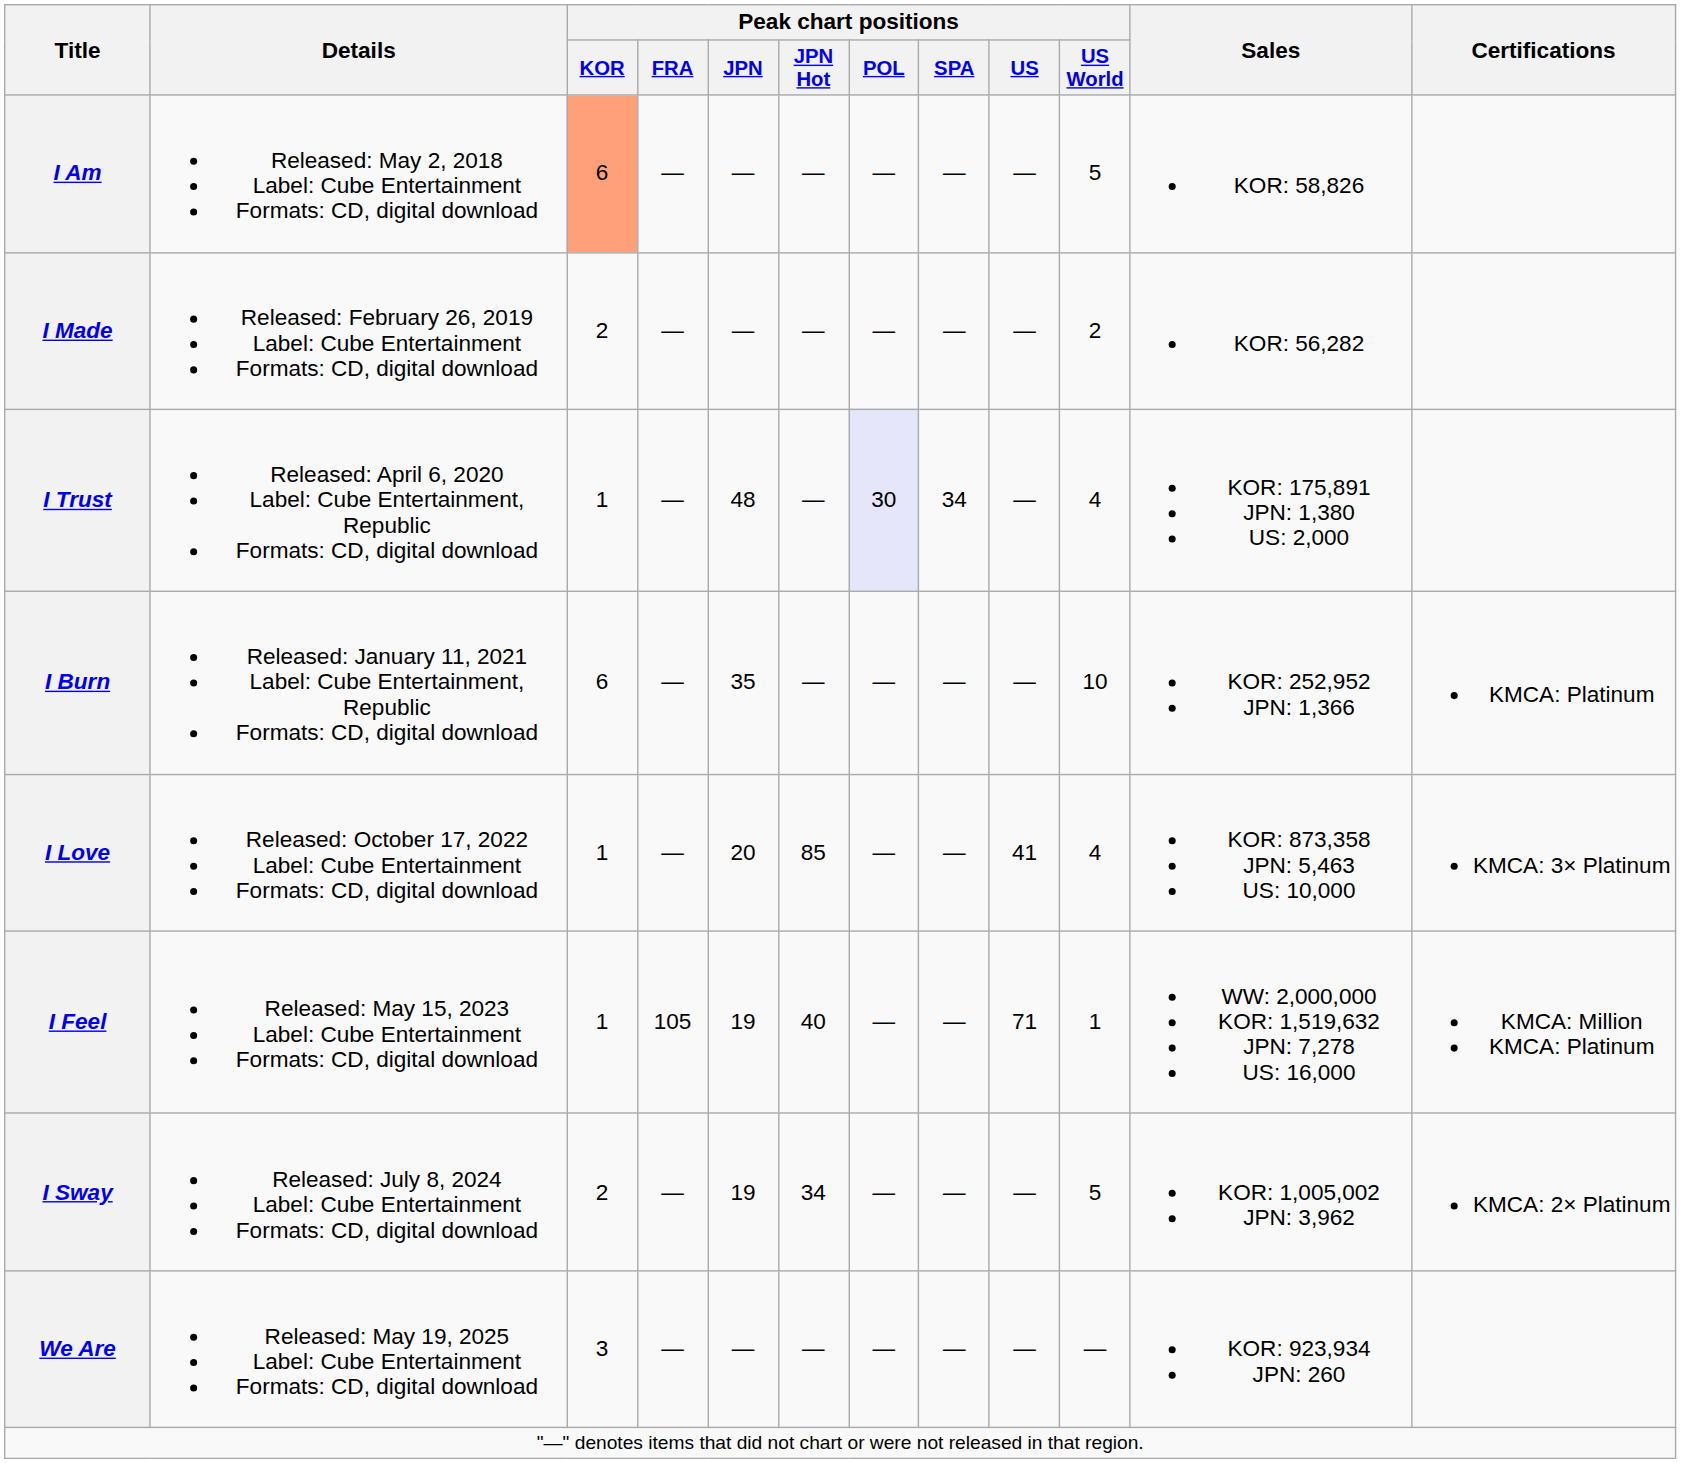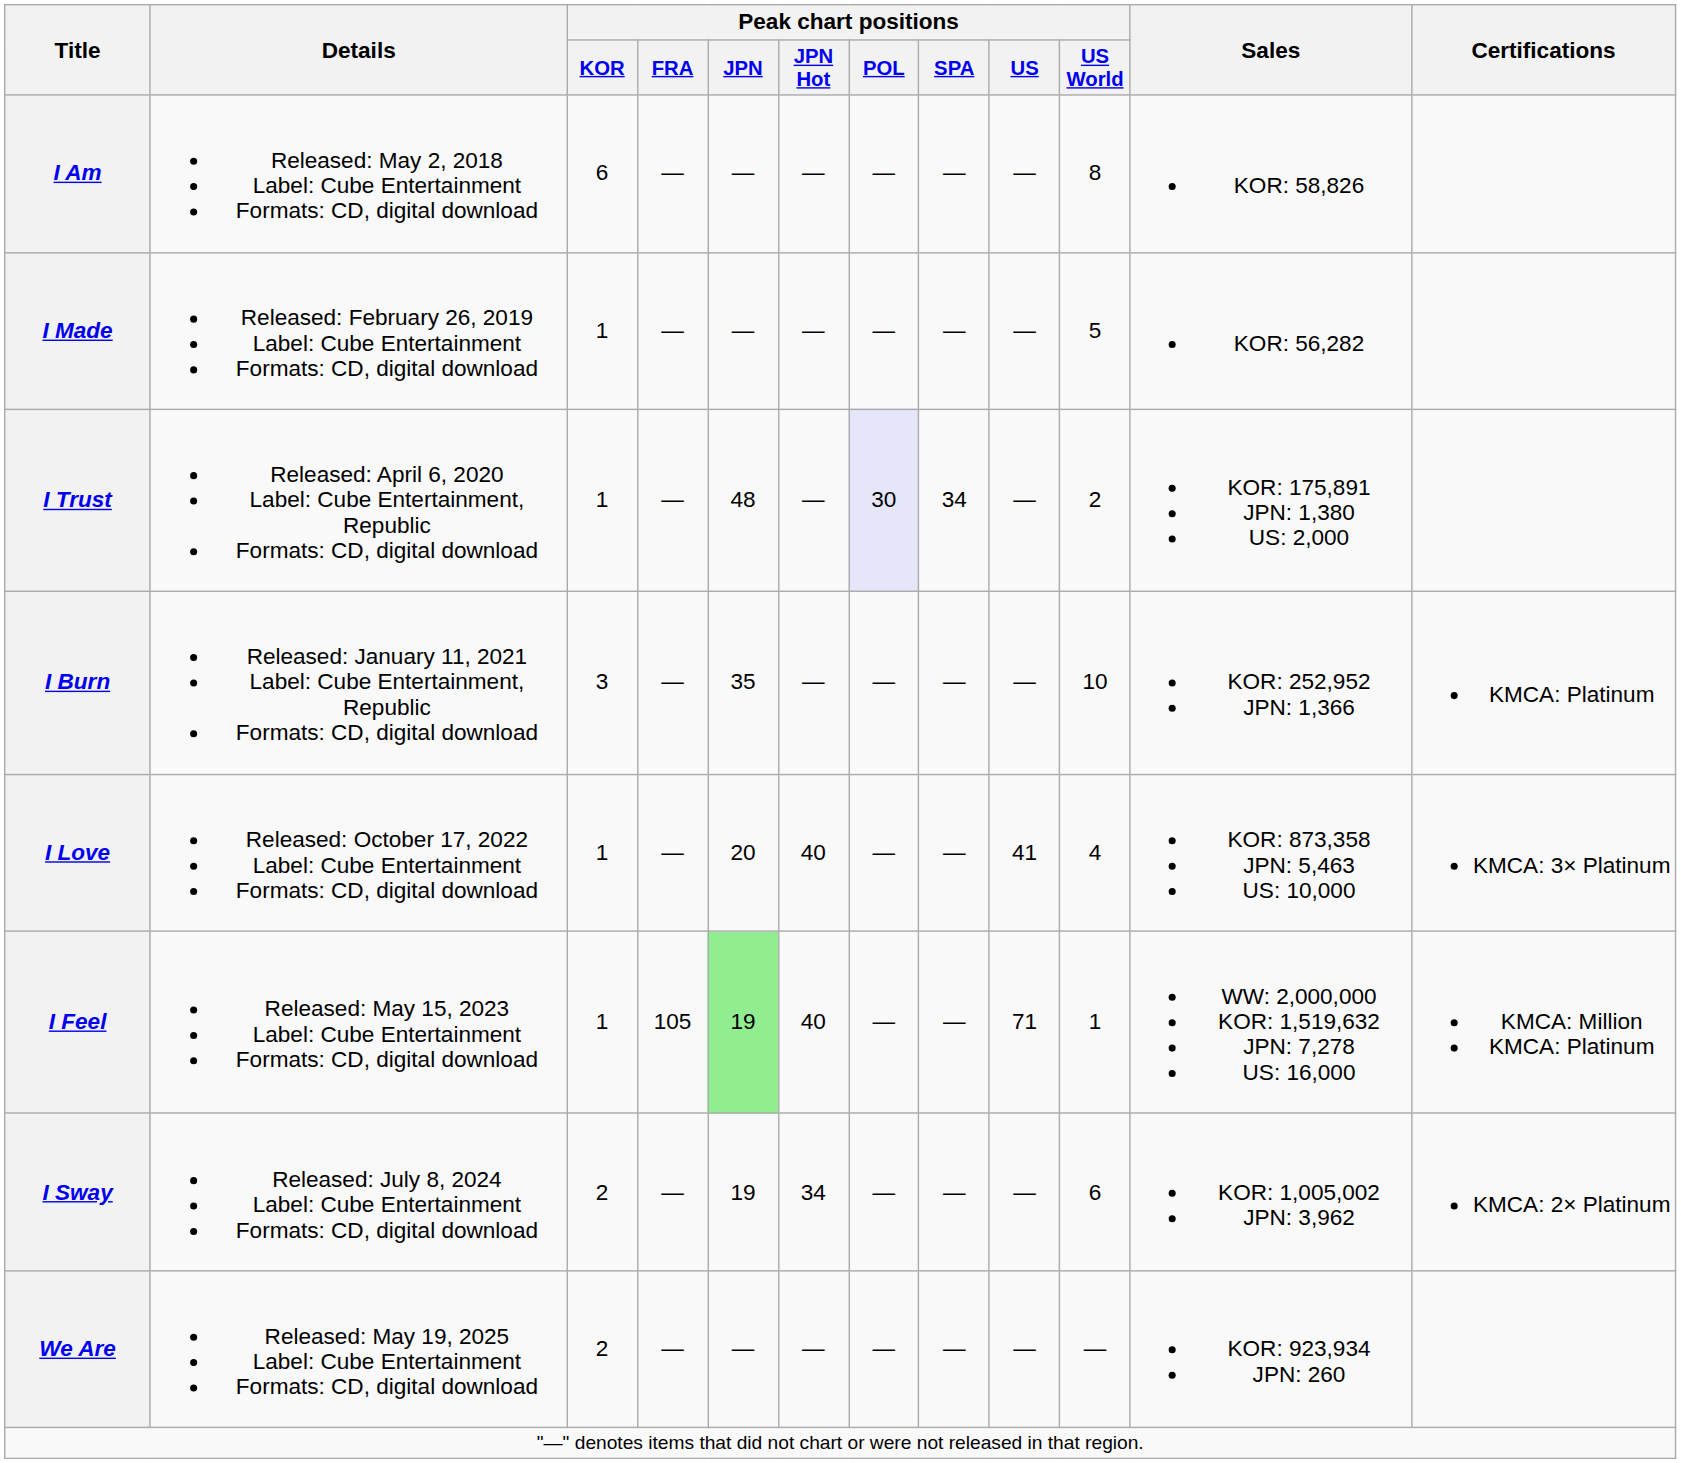(602, 173) lightsalmon background -> (602, 173) no background
(1095, 173) 5 -> (1095, 173) 8
(602, 330) 2 -> (602, 330) 1
(1095, 330) 2 -> (1095, 330) 5
(1095, 500) 4 -> (1095, 500) 2
(602, 682) 6 -> (602, 682) 3
(813, 852) 85 -> (813, 852) 40
(743, 1022) no background -> (743, 1022) lightgreen background
(1095, 1191) 5 -> (1095, 1191) 6
(602, 1348) 3 -> (602, 1348) 2
